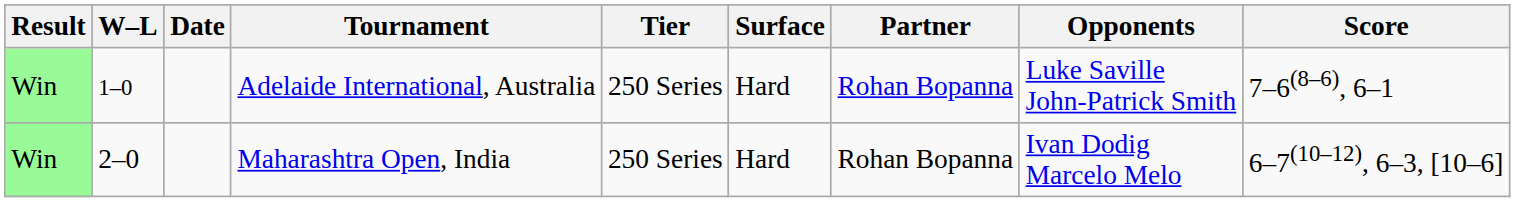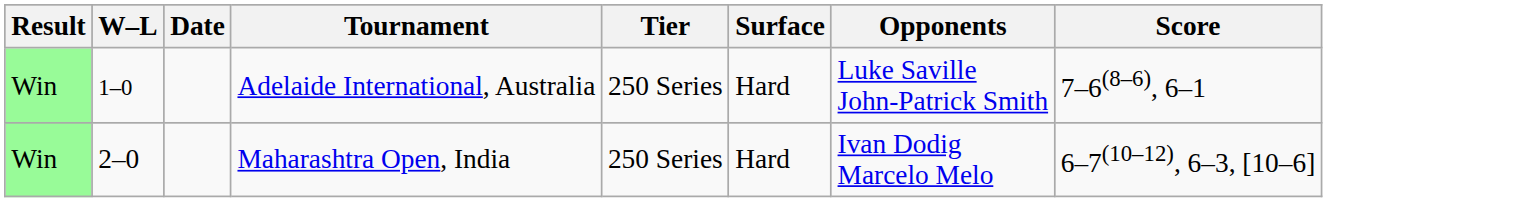- column: (925, 26)
